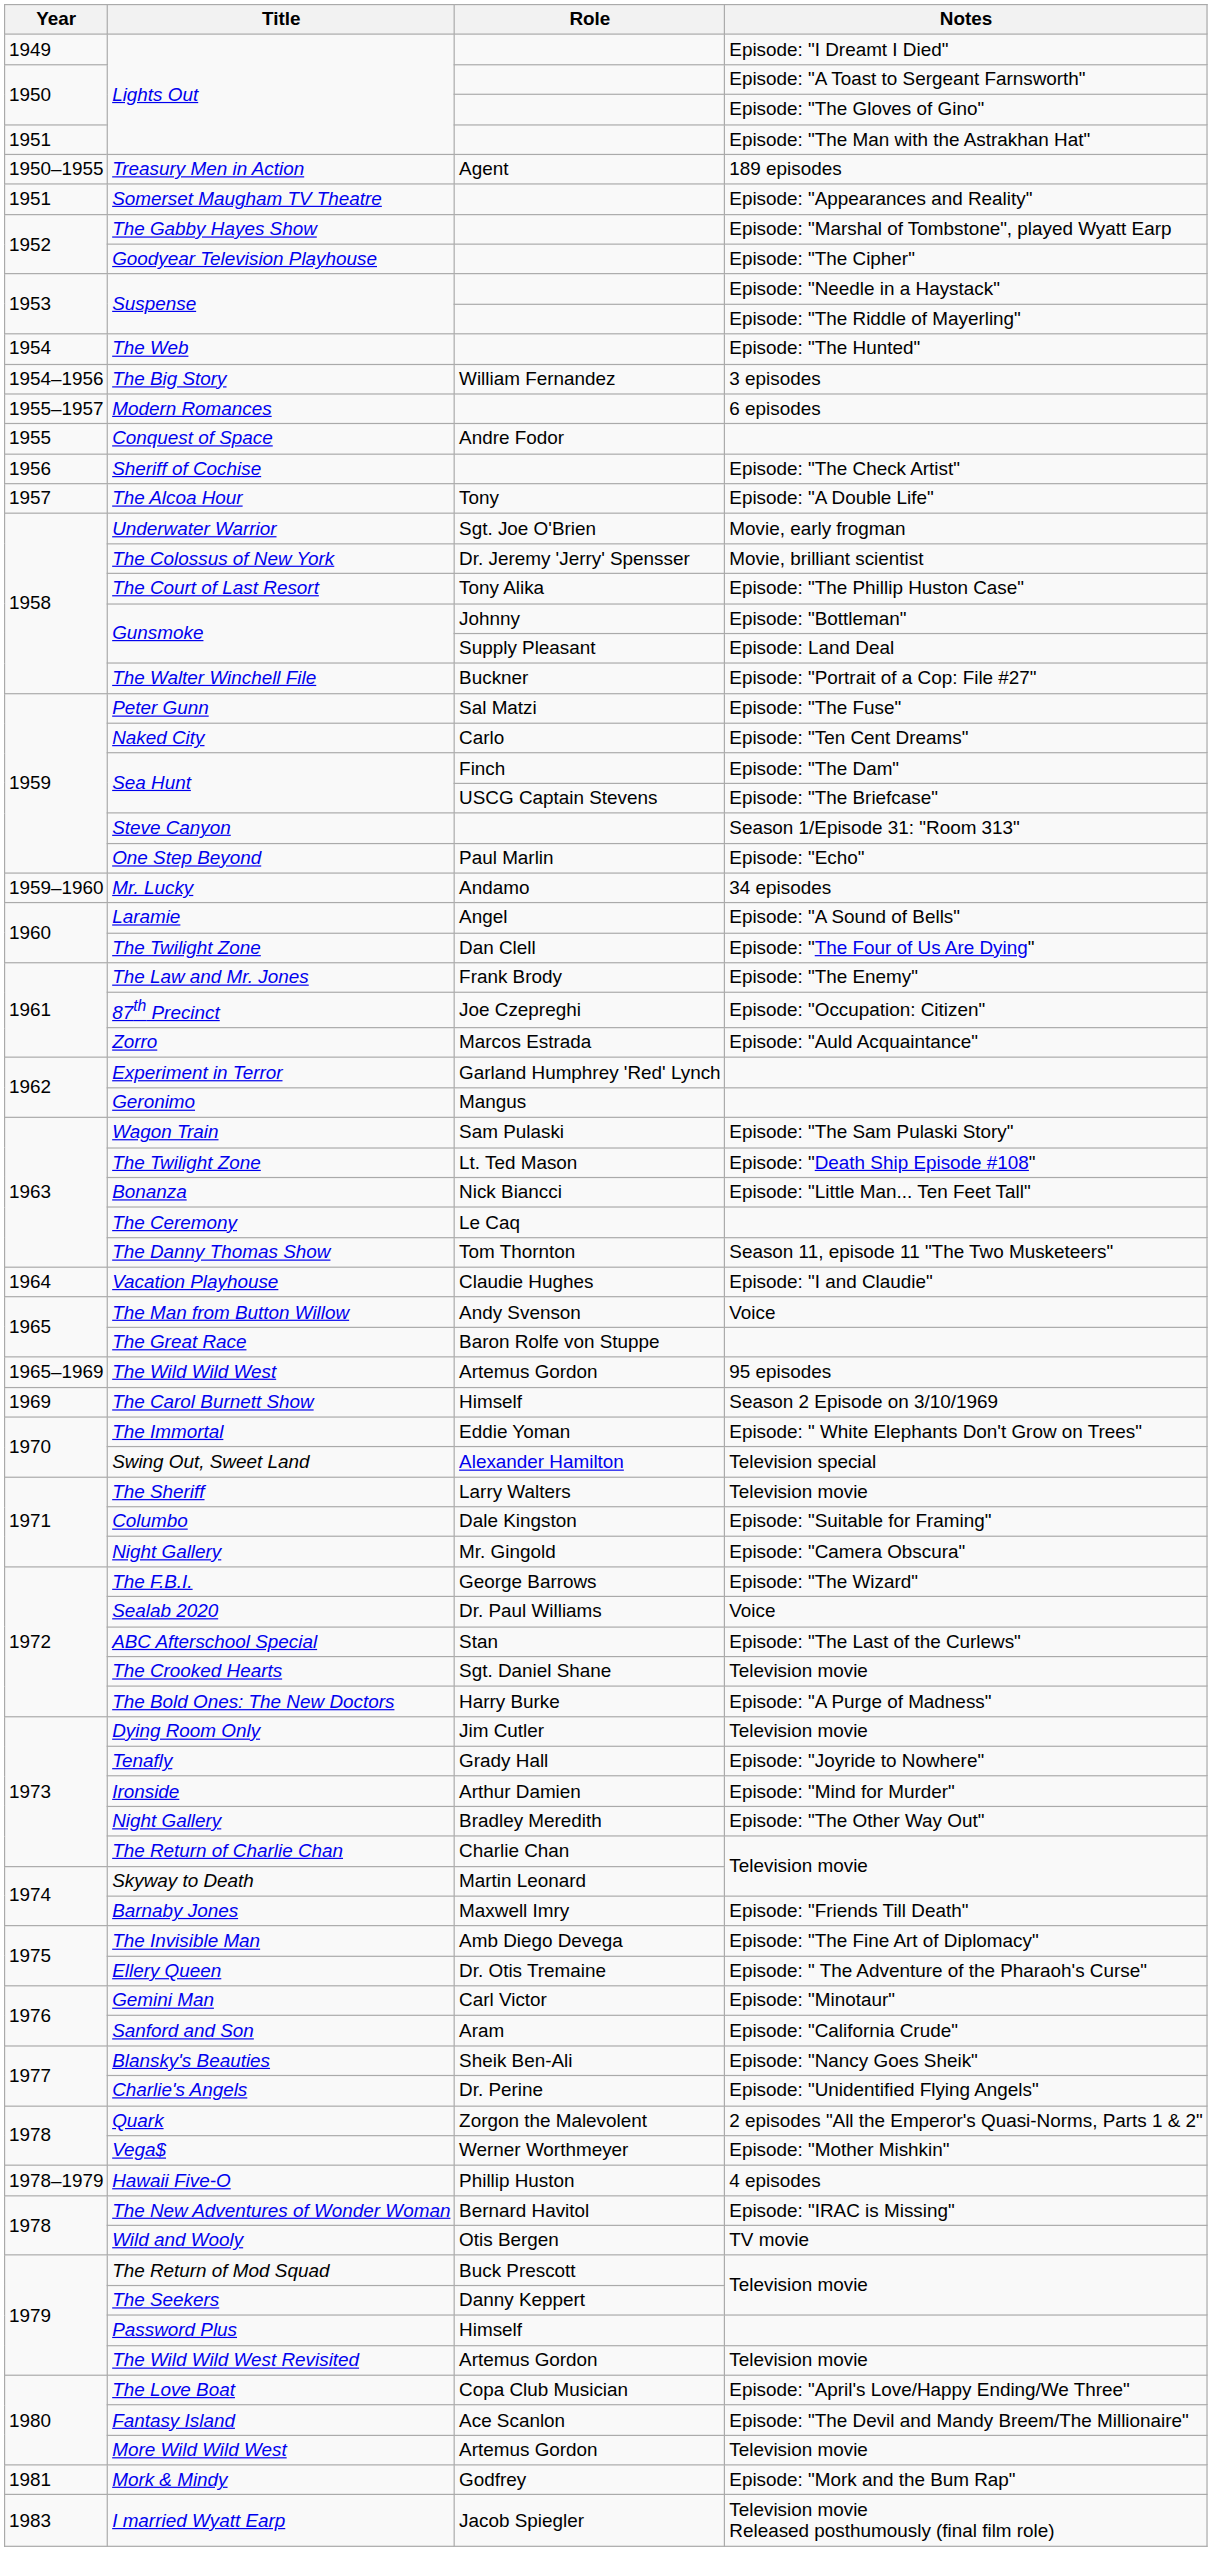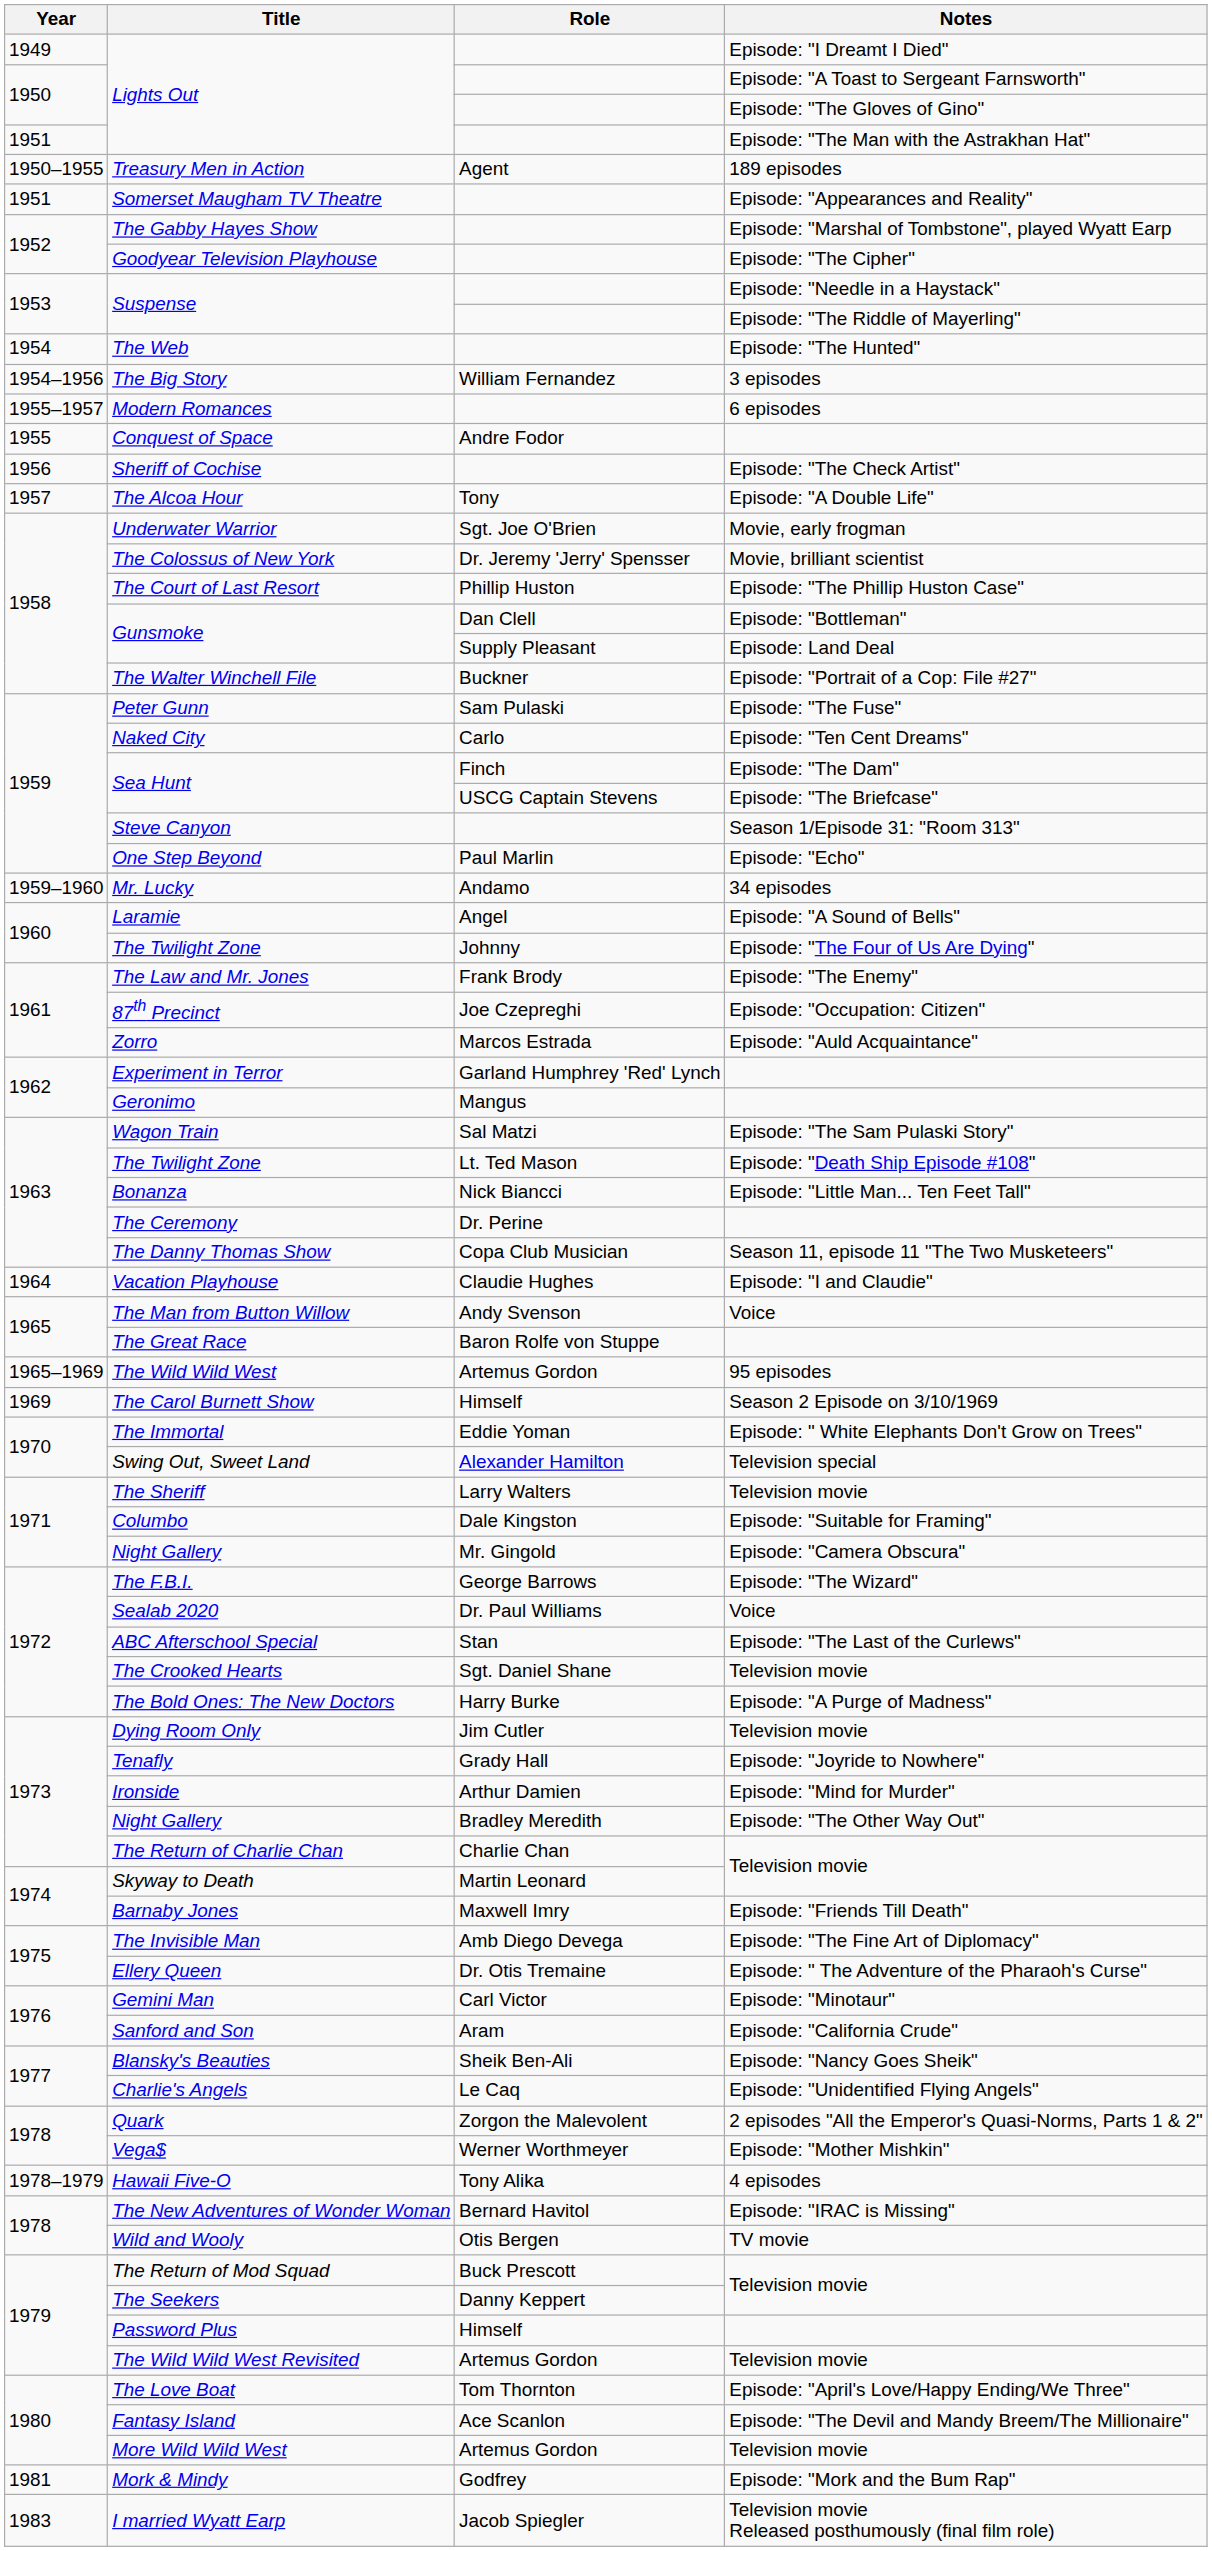(502, 588) Tony Alika -> (517, 588) Phillip Huston
(490, 618) Johnny -> (497, 618) Dan Clell
(498, 708) Sal Matzi -> (512, 708) Sam Pulaski
(497, 947) Dan Clell -> (490, 947) Johnny
(512, 1132) Sam Pulaski -> (498, 1132) Sal Matzi
(490, 1222) Le Caq -> (501, 1222) Dr. Perine
(517, 1252) Tom Thornton -> (544, 1252) Copa Club Musician
(501, 2090) Dr. Perine -> (490, 2090) Le Caq
(517, 2180) Phillip Huston -> (502, 2180) Tony Alika
(544, 2390) Copa Club Musician -> (517, 2390) Tom Thornton
